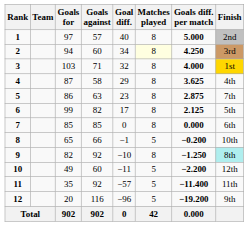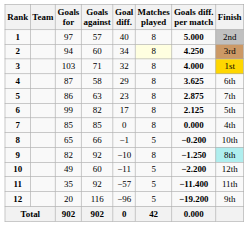(230, 81) 4th -> (230, 81) 6th
(230, 125) 6th -> (230, 125) 4th
